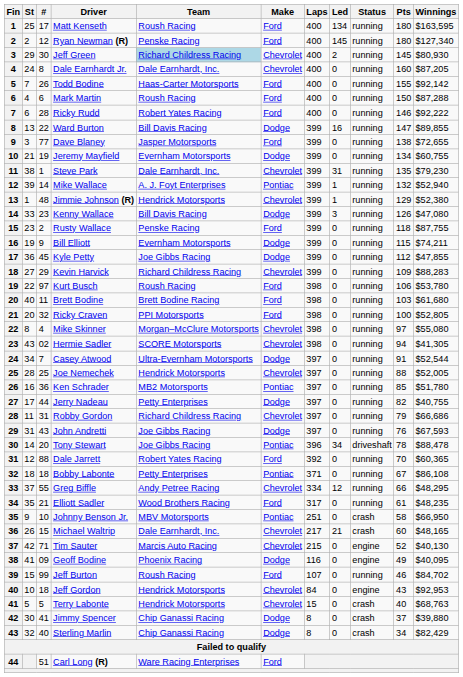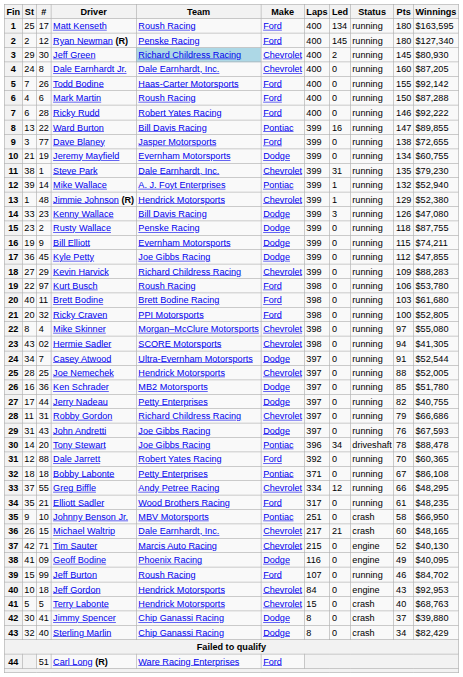(277, 127) Dodge -> (278, 127) Pontiac
(273, 228) Ford -> (277, 228) Dodge
(278, 387) Pontiac -> (277, 387) Dodge
